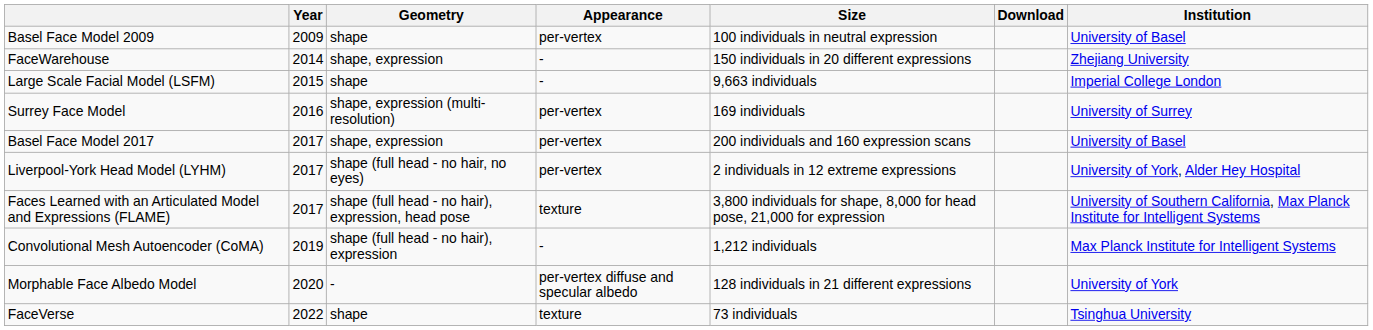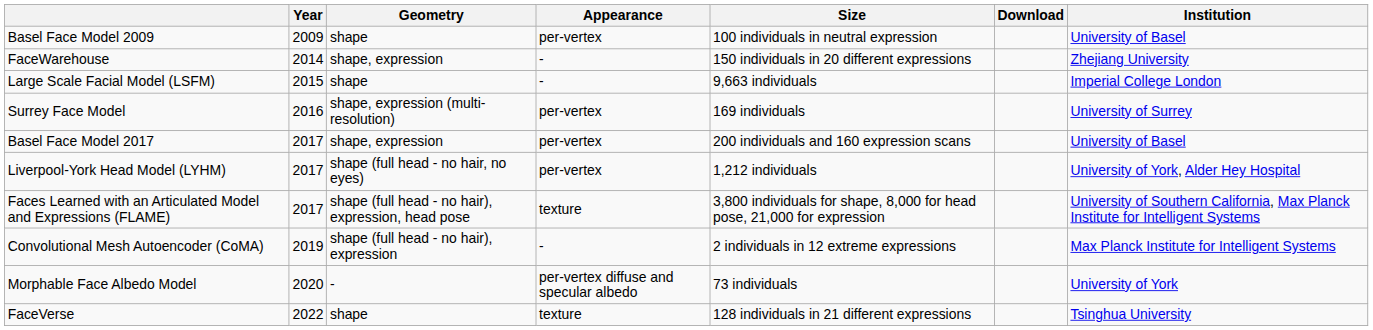(834, 171) 2 individuals in 12 extreme expressions -> (765, 171) 1,212 individuals
(765, 246) 1,212 individuals -> (834, 246) 2 individuals in 12 extreme expressions
(842, 284) 128 individuals in 21 different expressions -> (755, 284) 73 individuals
(755, 314) 73 individuals -> (842, 314) 128 individuals in 21 different expressions
